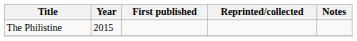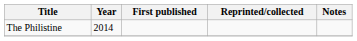(103, 28) 2015 -> (103, 28) 2014
